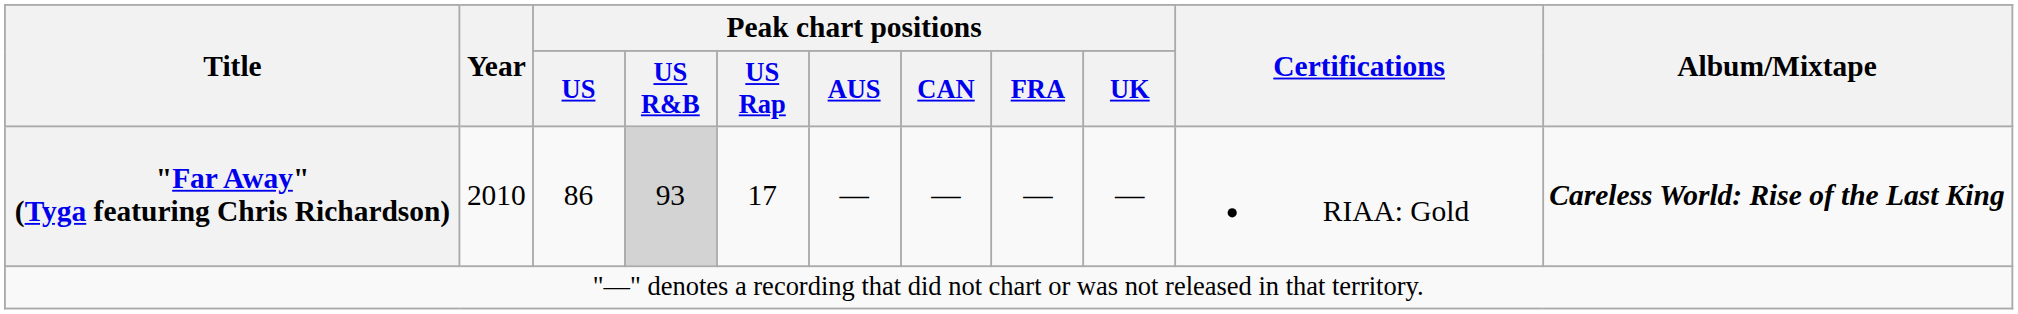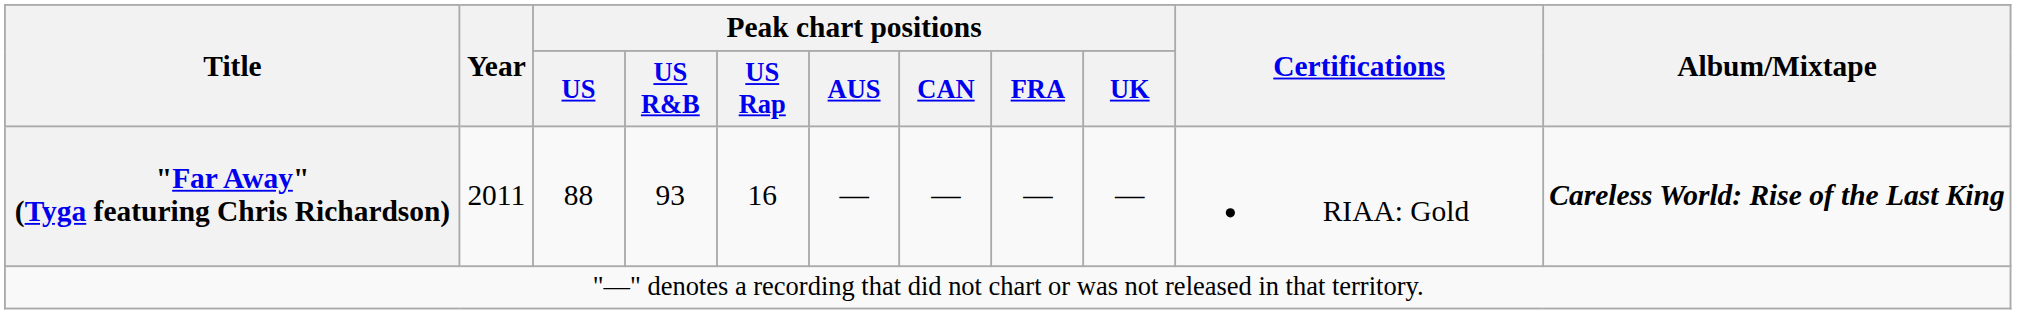(496, 195) 2010 -> (496, 195) 2011
(578, 195) 86 -> (578, 195) 88
(670, 195) lightgrey background -> (670, 195) no background
(762, 195) 17 -> (762, 195) 16
